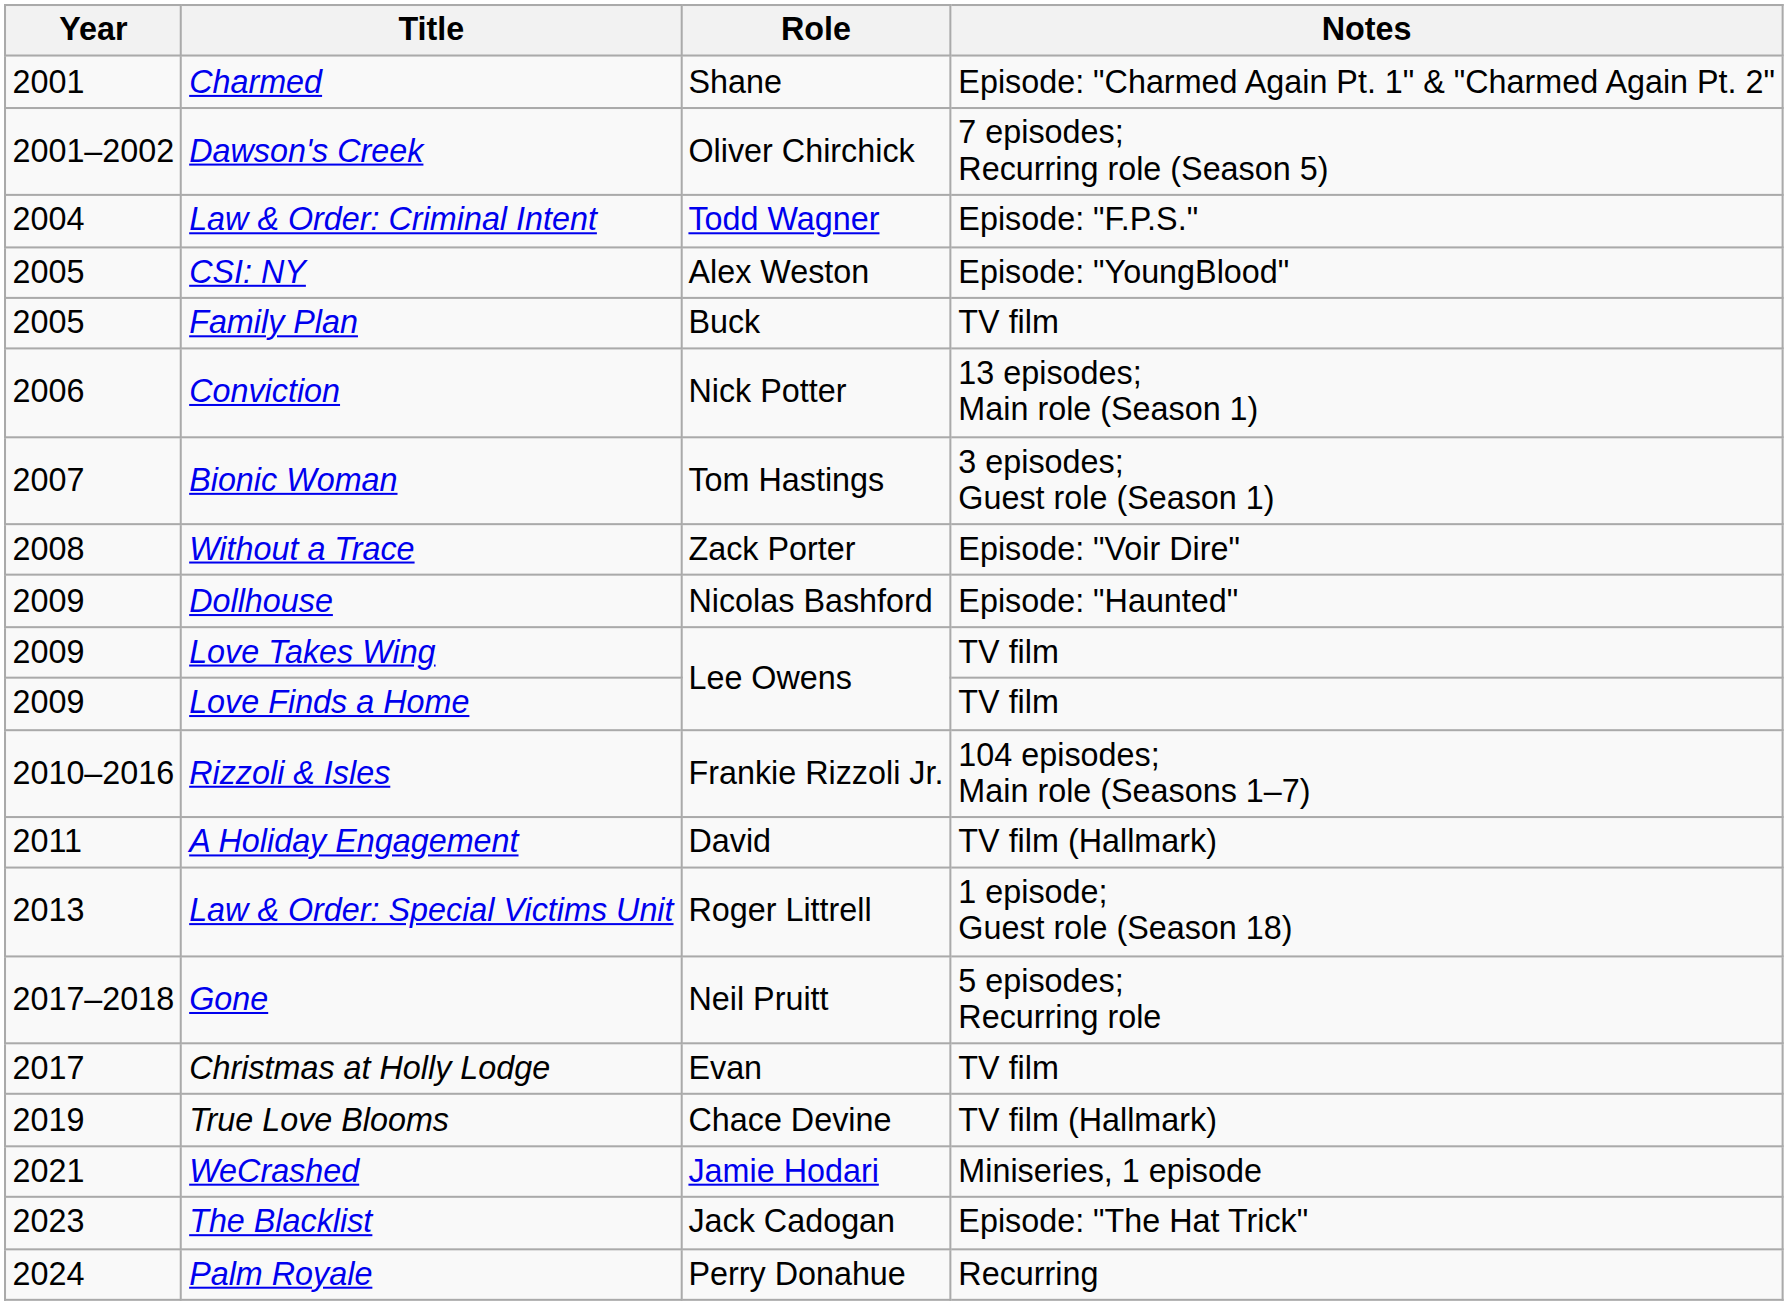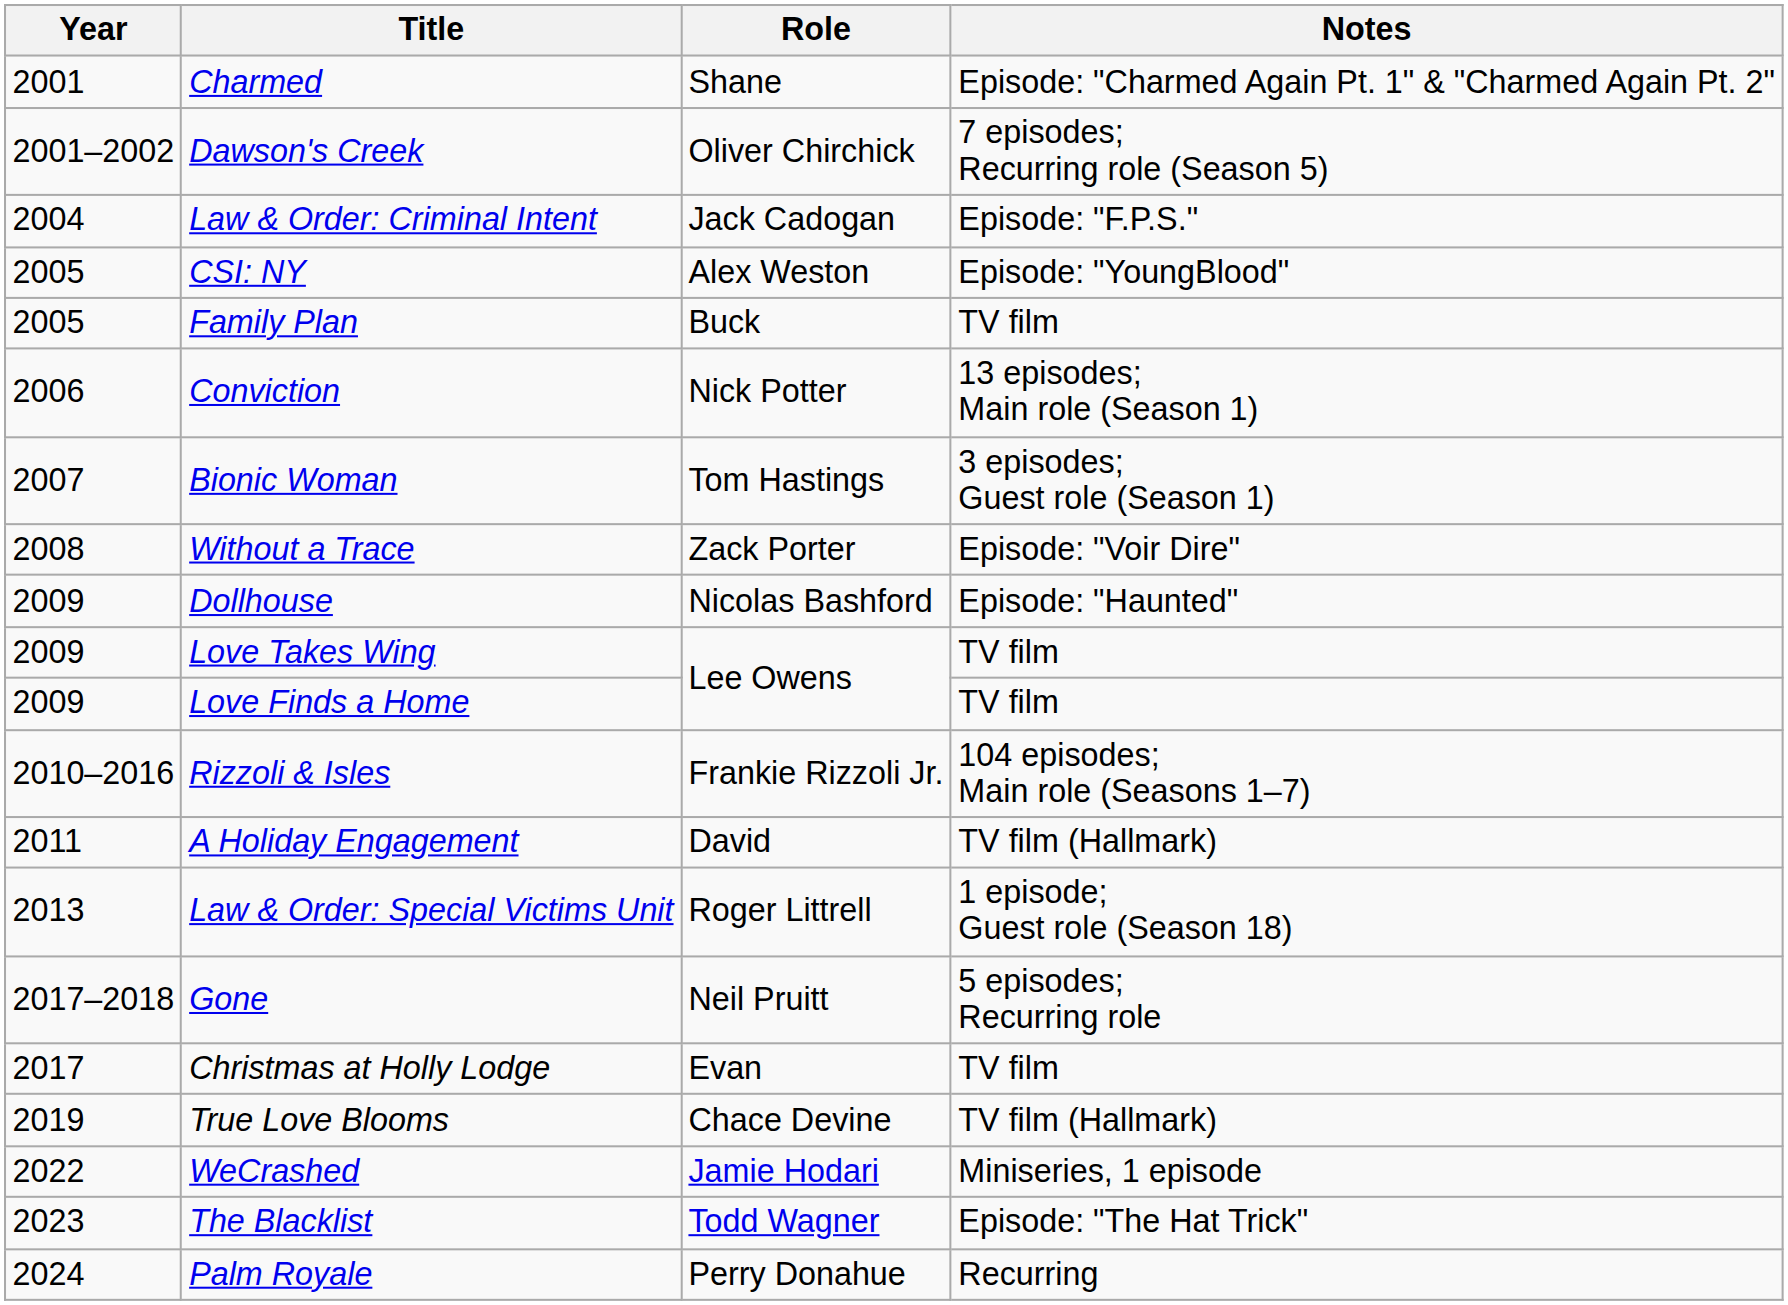(784, 220) Todd Wagner -> (792, 220) Jack Cadogan
(48, 1170) 2021 -> (48, 1170) 2022
(792, 1222) Jack Cadogan -> (784, 1222) Todd Wagner
